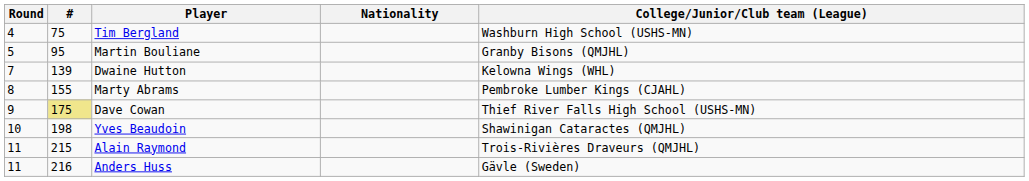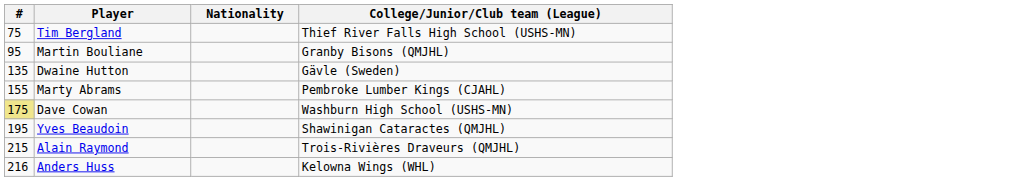- column: (26, 14)
(587, 33) Washburn High School (USHS-MN) -> (439, 33) Thief River Falls High School (USHS-MN)
(61, 71) 139 -> (18, 71) 135
(549, 71) Kelowna Wings (WHL) -> (351, 71) Gävle (Sweden)
(619, 109) Thief River Falls High School (USHS-MN) -> (408, 109) Washburn High School (USHS-MN)
(61, 128) 198 -> (18, 128) 195
(531, 167) Gävle (Sweden) -> (369, 167) Kelowna Wings (WHL)
